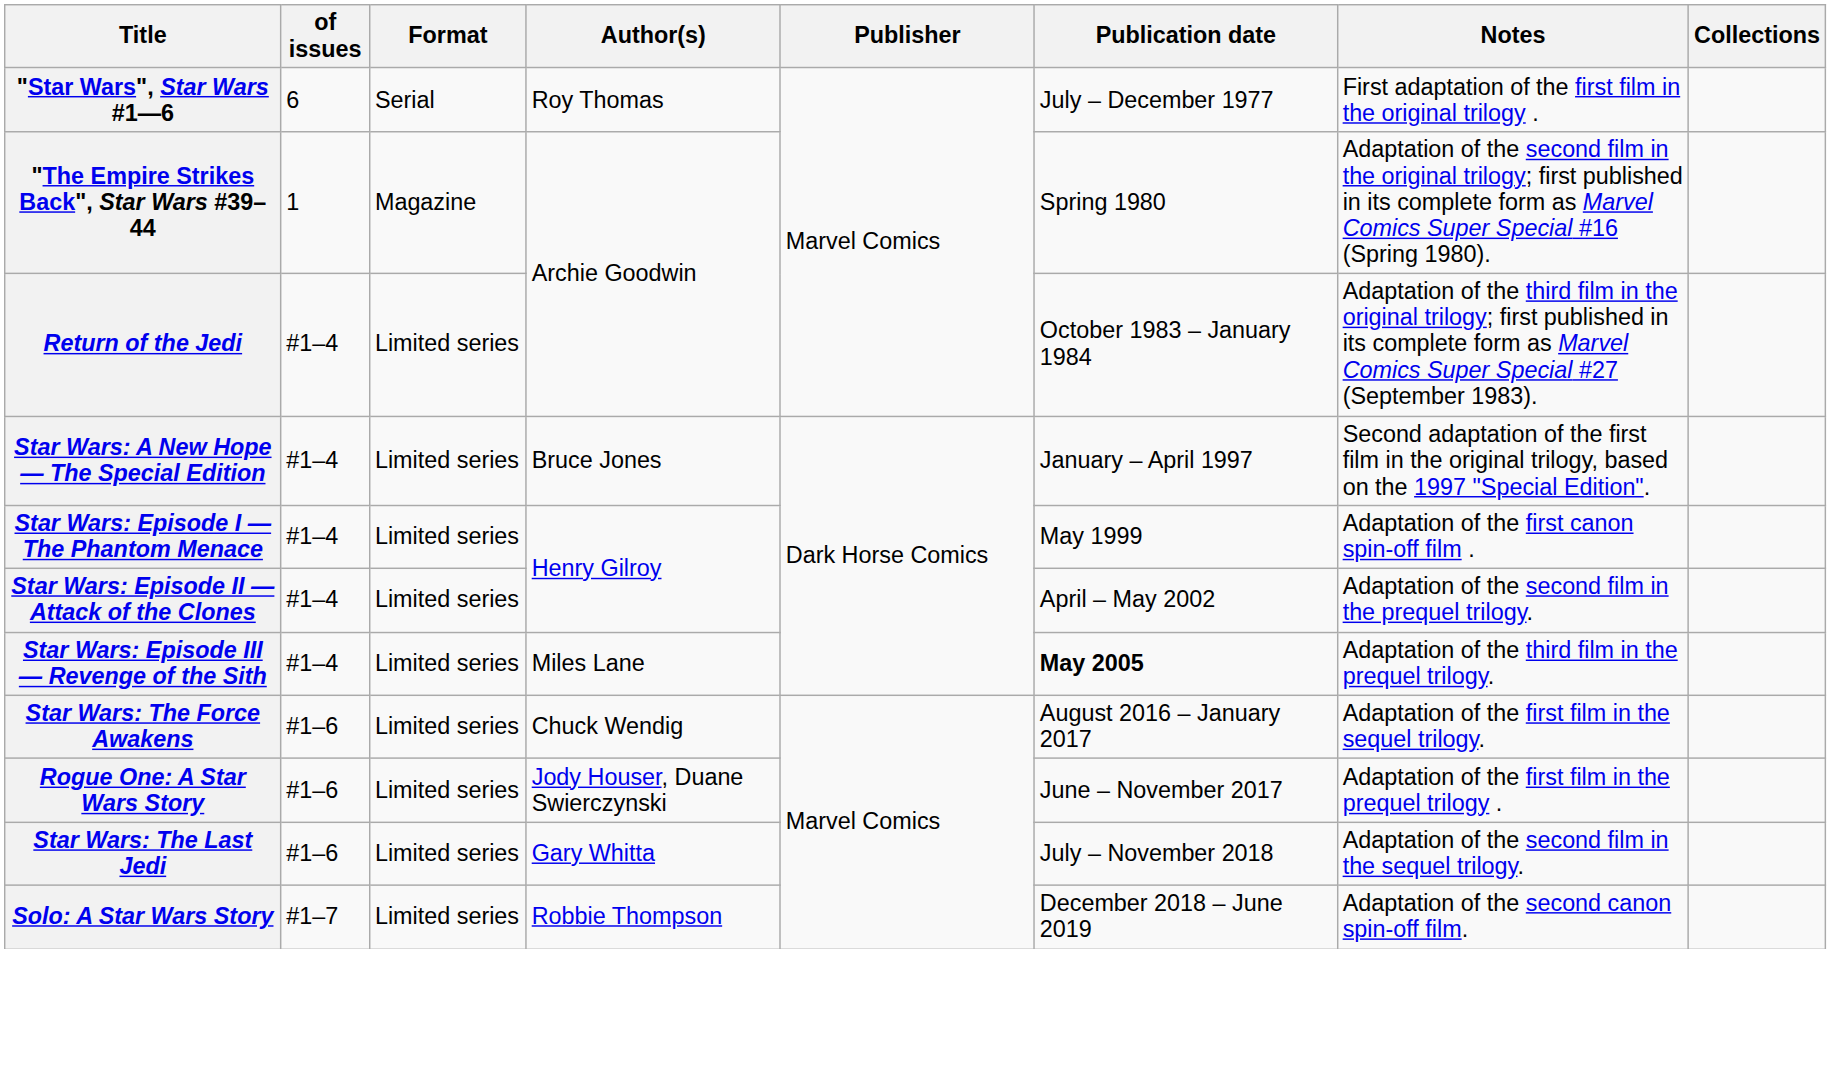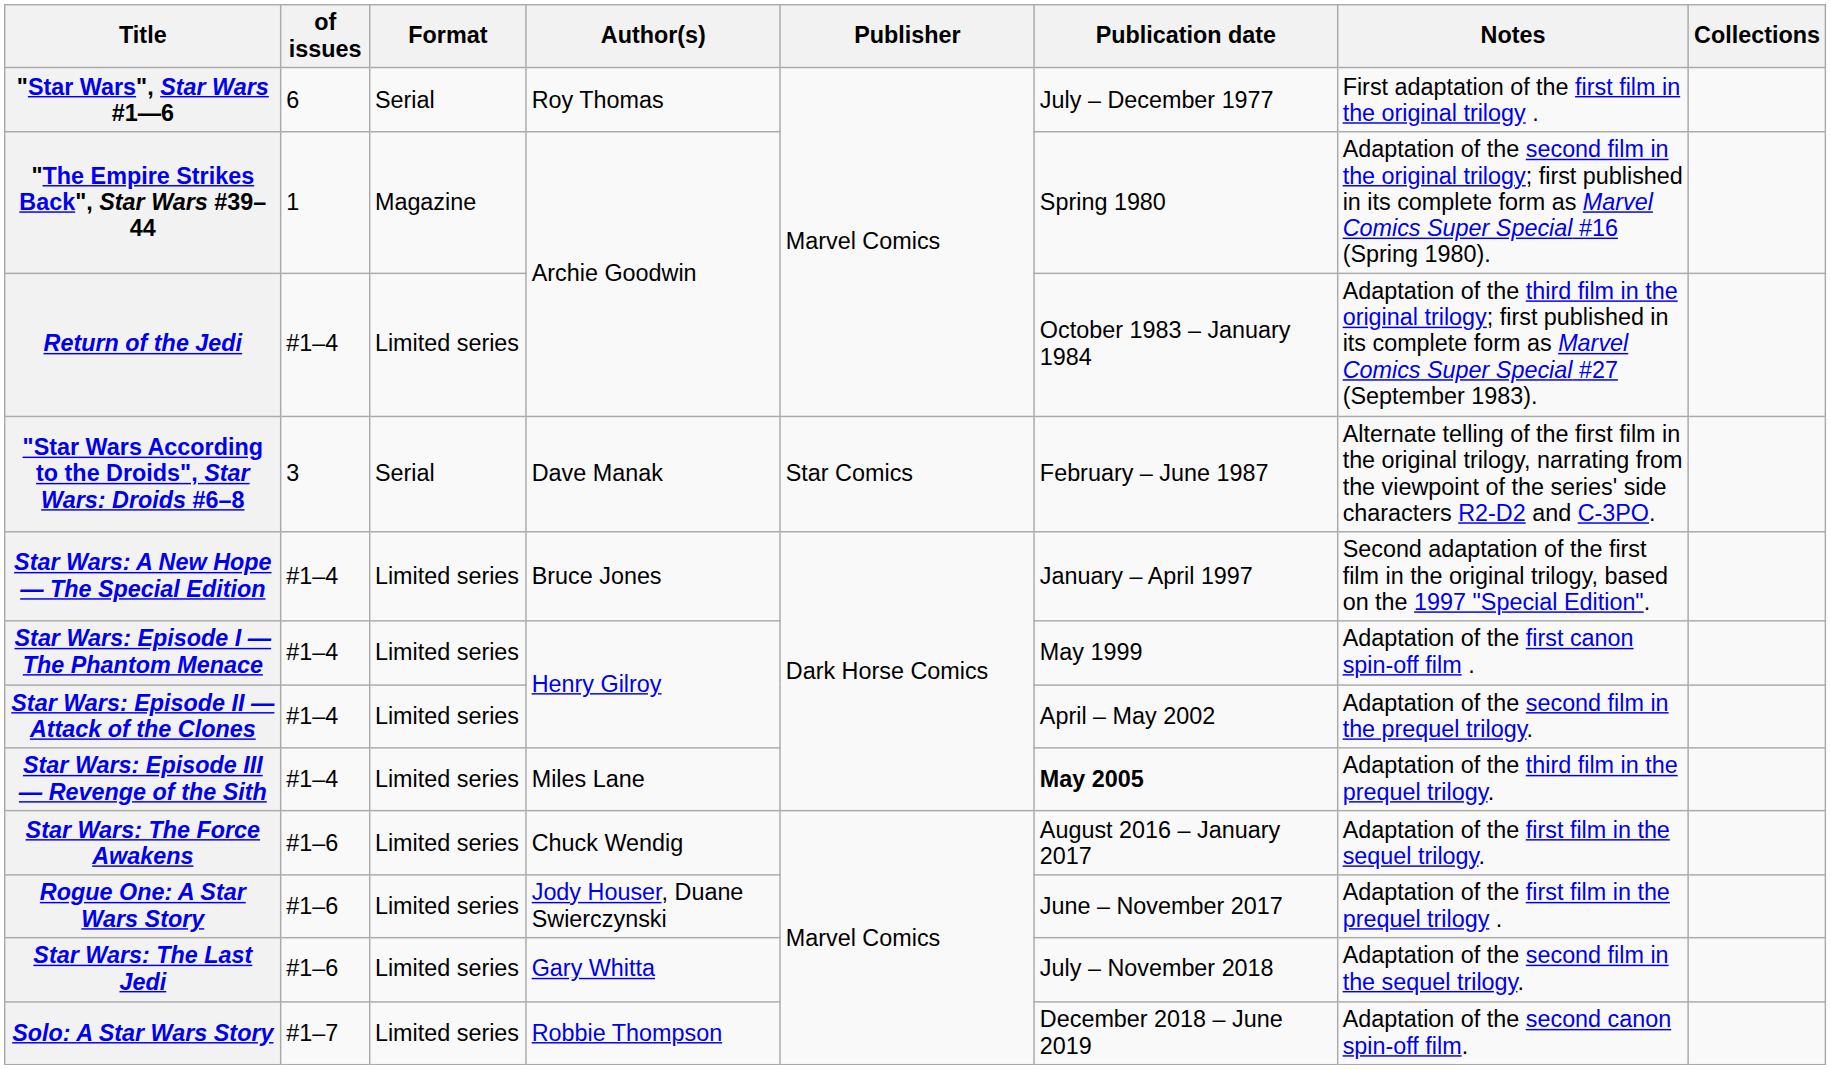+ row: (143, 473)
